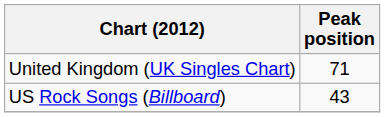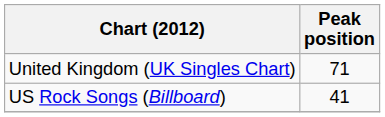(340, 97) 43 -> (340, 97) 41
